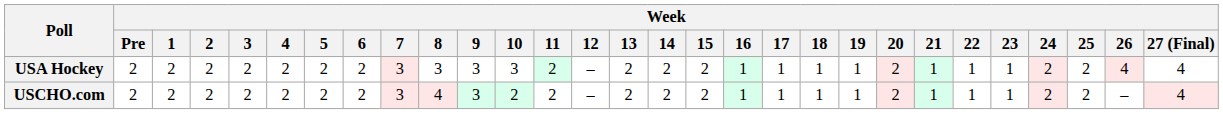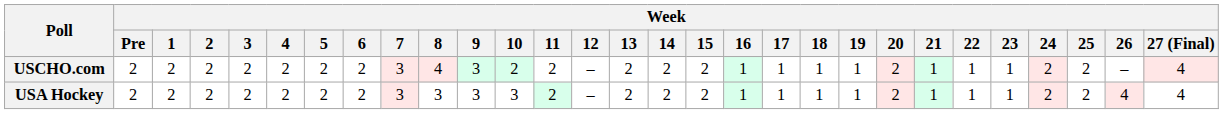rows swapped: (59, 95) <-> (59, 69)
